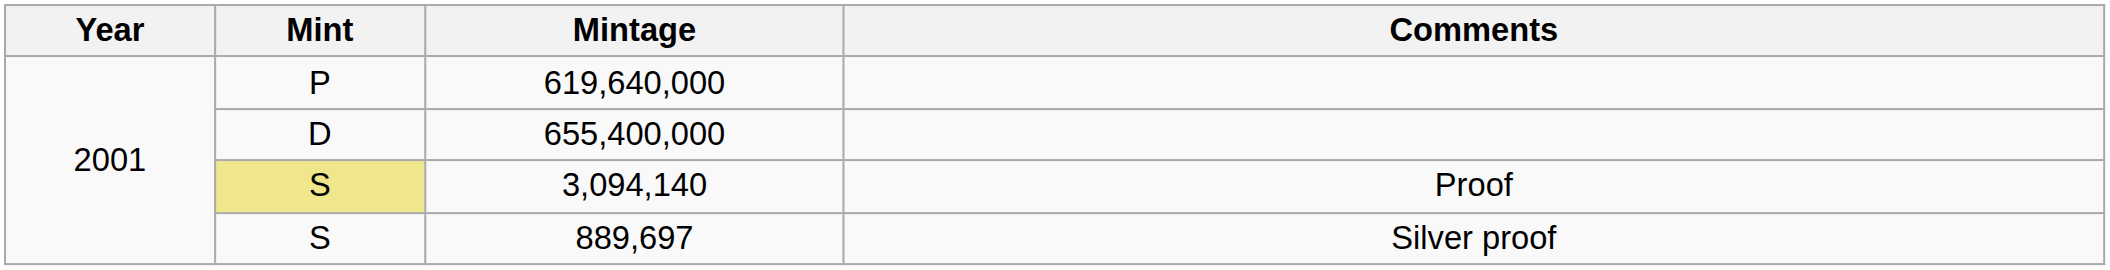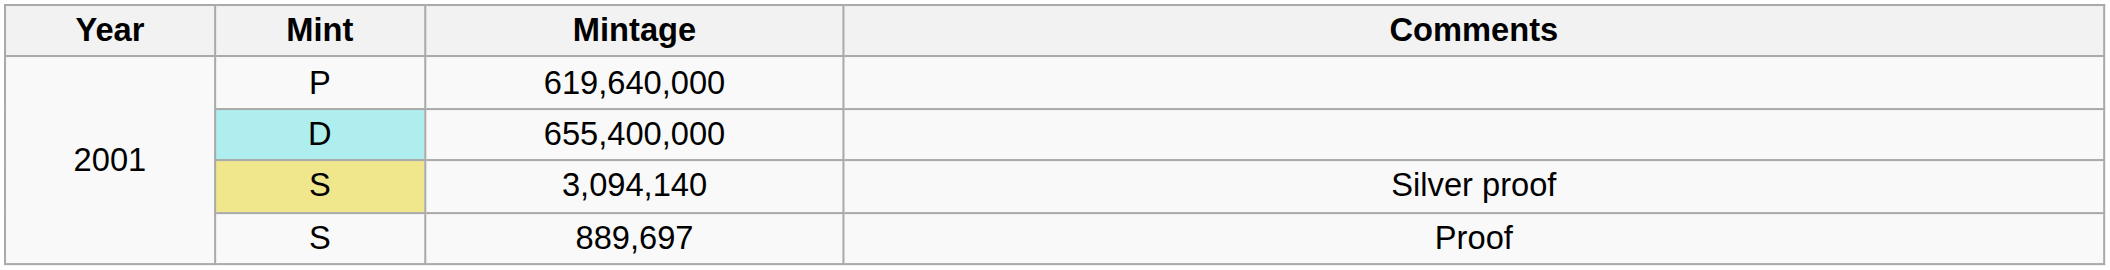(320, 133) no background -> (320, 133) paleturquoise background
(1474, 185) Proof -> (1474, 185) Silver proof
(1474, 237) Silver proof -> (1474, 237) Proof
